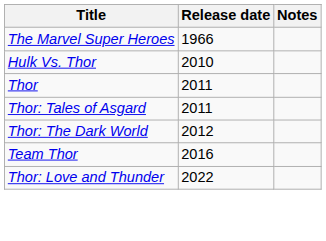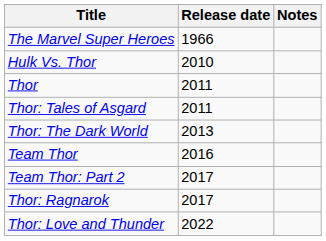(197, 131) 2012 -> (197, 131) 2013
+ row: (66, 177)
+ row: (58, 200)
